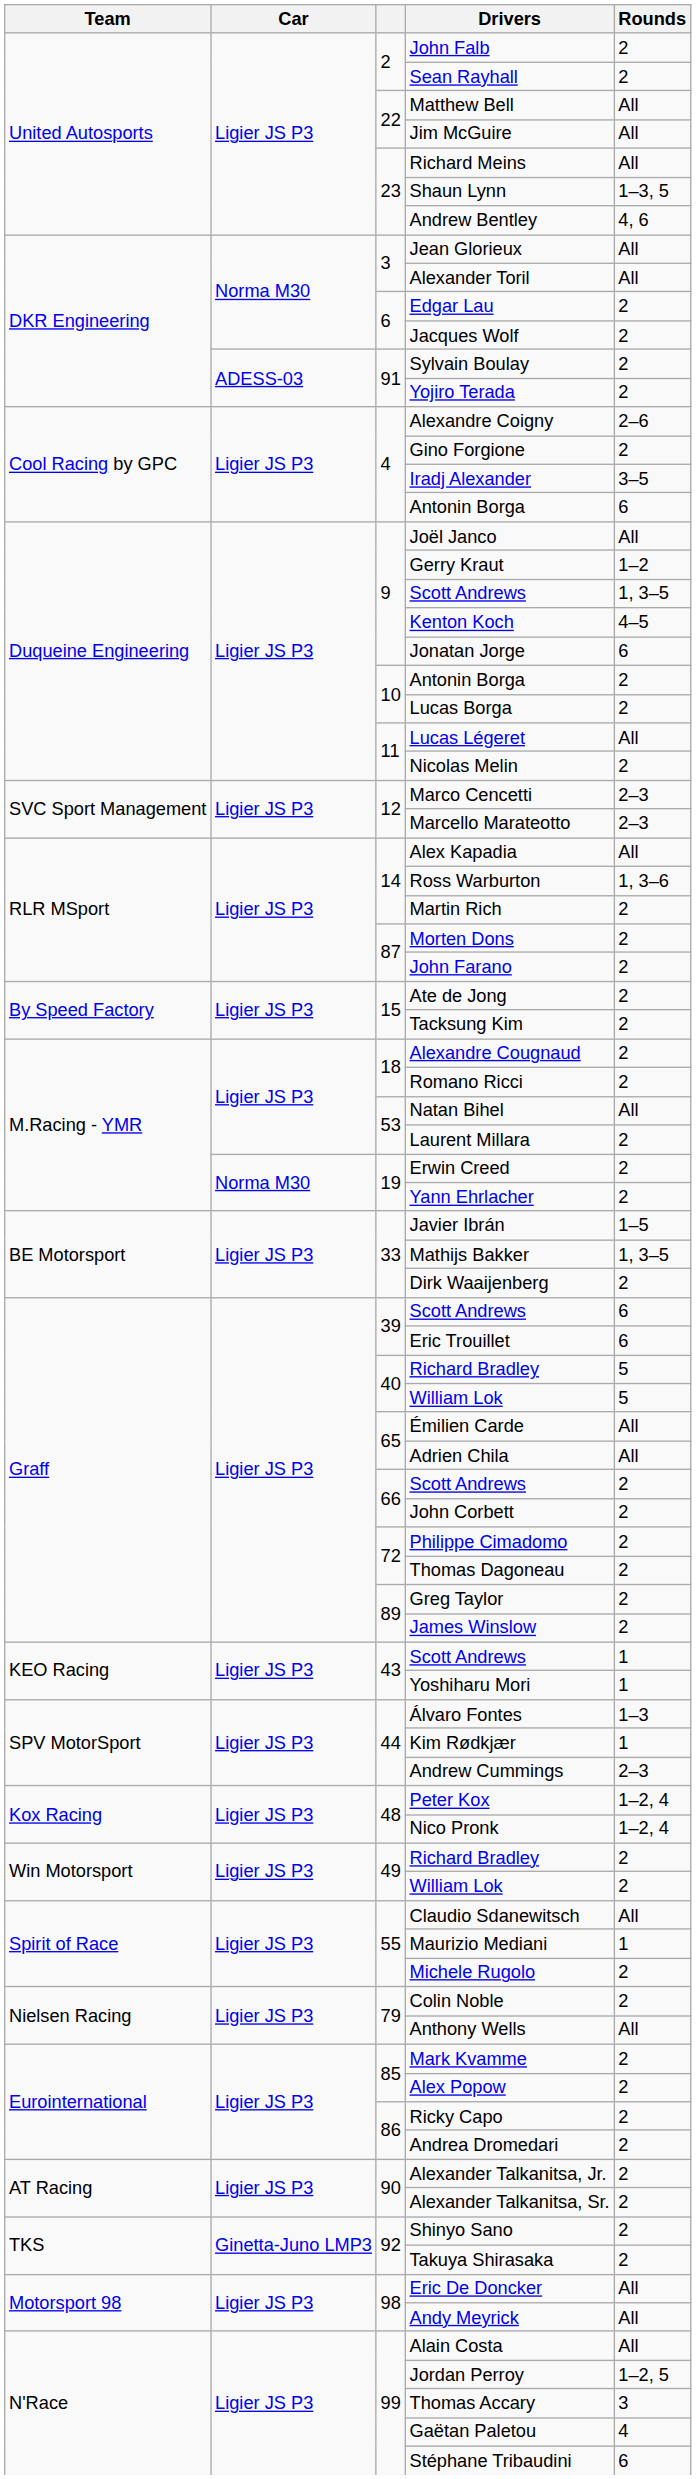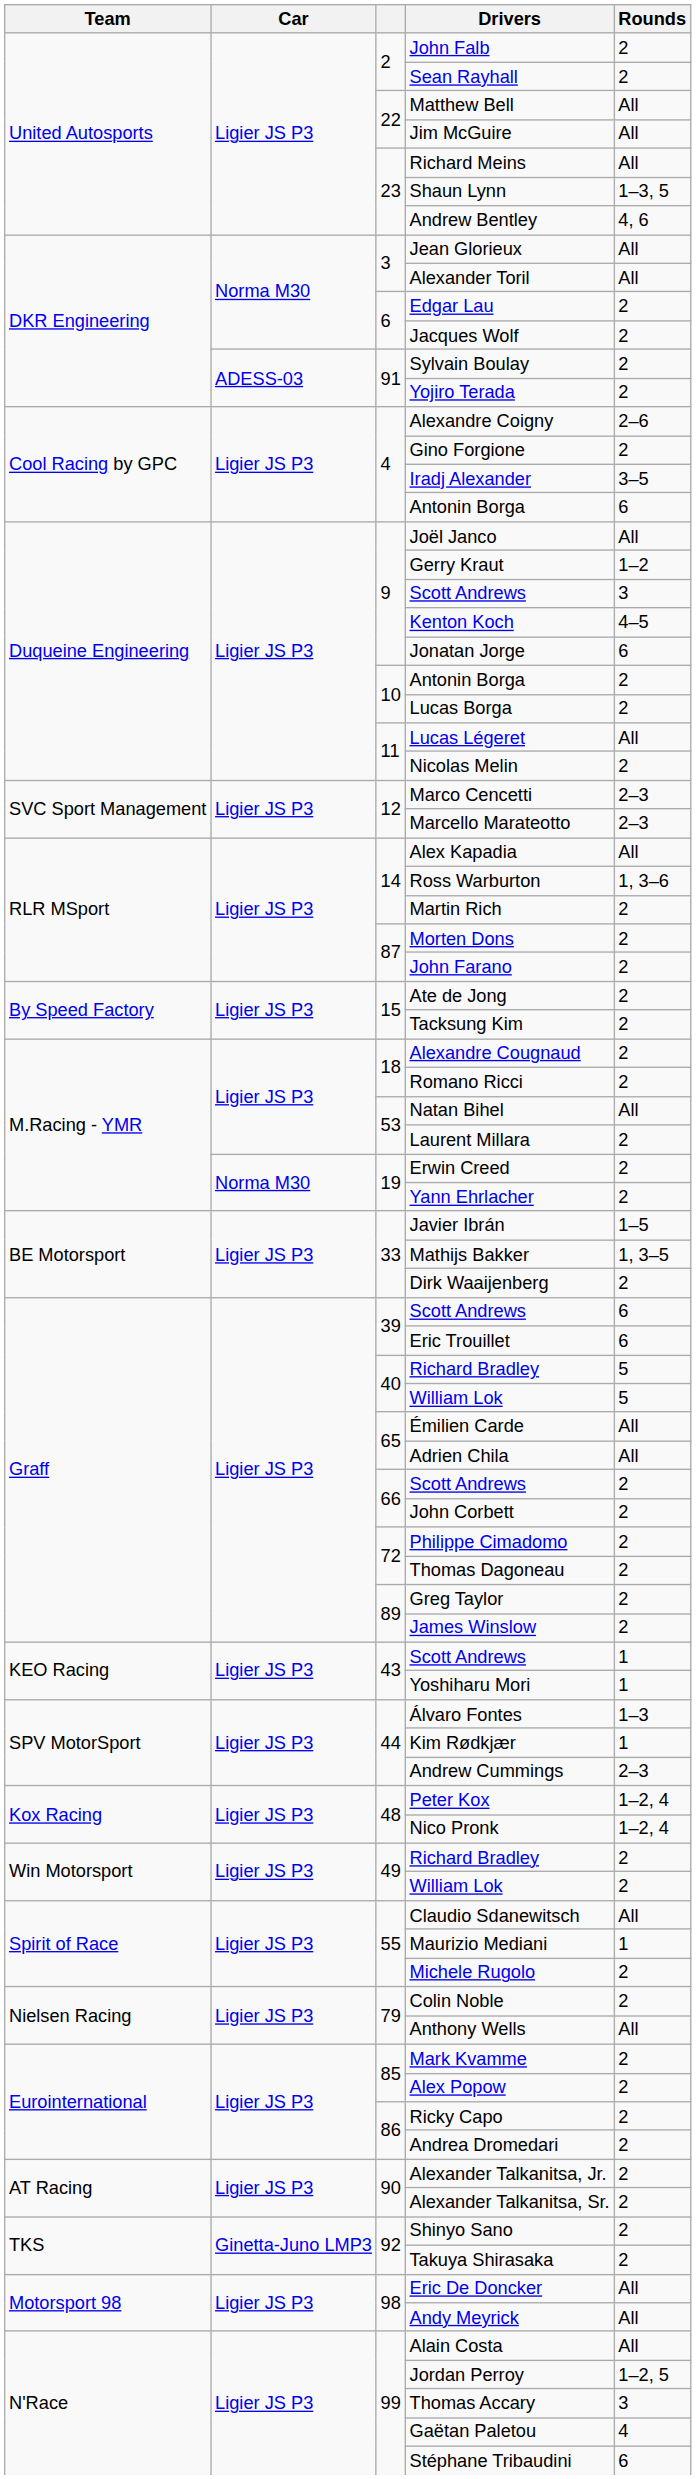(644, 593) 1, 3–5 -> (623, 593) 3
